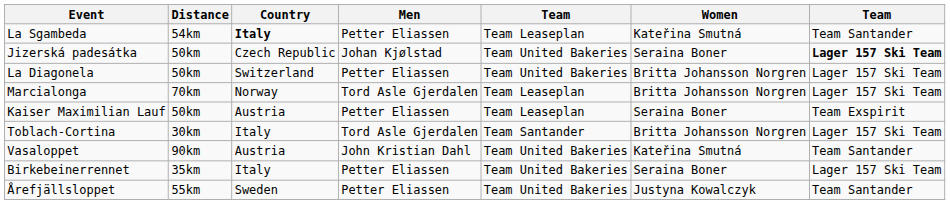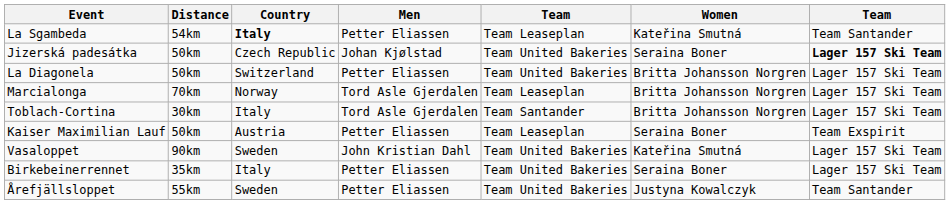rows swapped: (87, 112) <-> (61, 131)
(260, 151) Austria -> (256, 151) Sweden
(862, 151) Team Santander -> (877, 151) Lager 157 Ski Team
